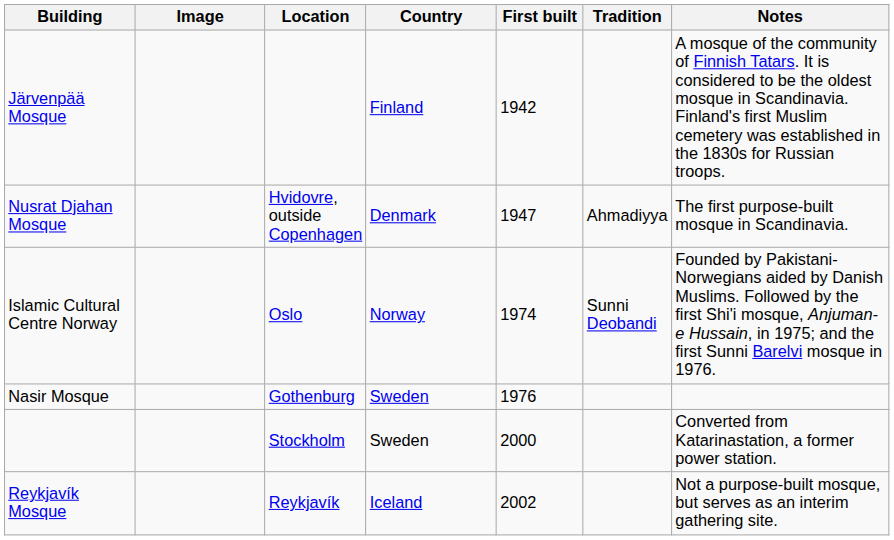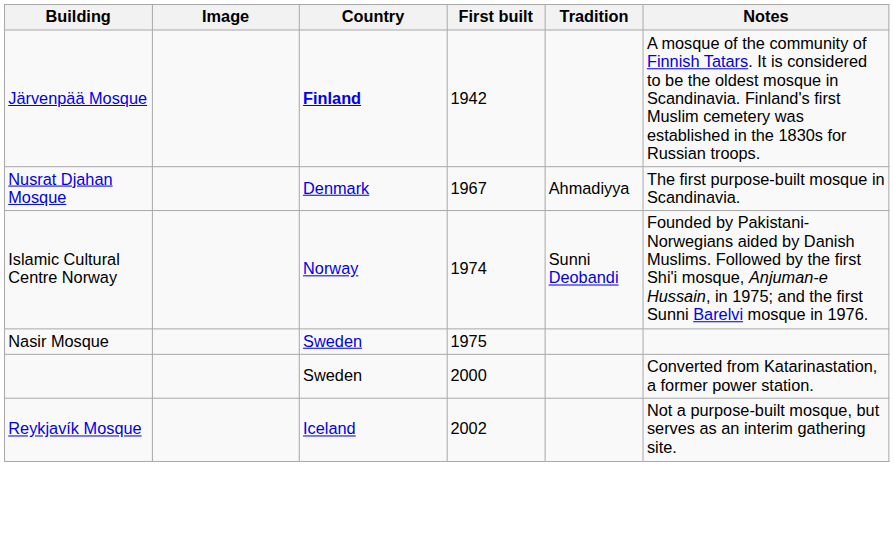- column: (315, 17)
(397, 107) normal -> (332, 98) bold
(518, 216) 1947 -> (469, 188) 1967
(518, 396) 1976 -> (469, 341) 1975
